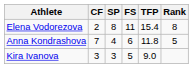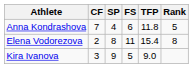rows swapped: (44, 27) <-> (46, 42)
(114, 56) 3 -> (114, 56) 9
